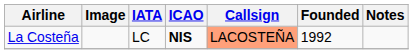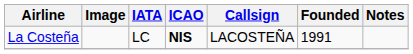(252, 37) lightsalmon background -> (252, 37) no background
(316, 37) 1992 -> (316, 37) 1991
